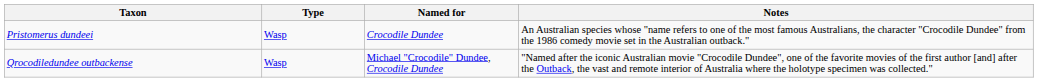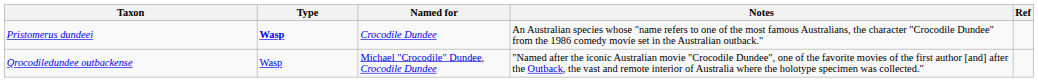+ column: (1023, 12)
(275, 35) normal -> (272, 35) bold
